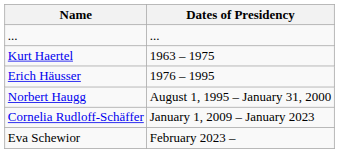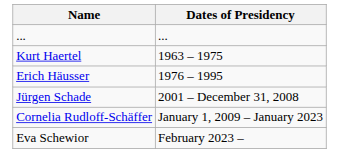- row: (47, 96)
+ row: (54, 96)
